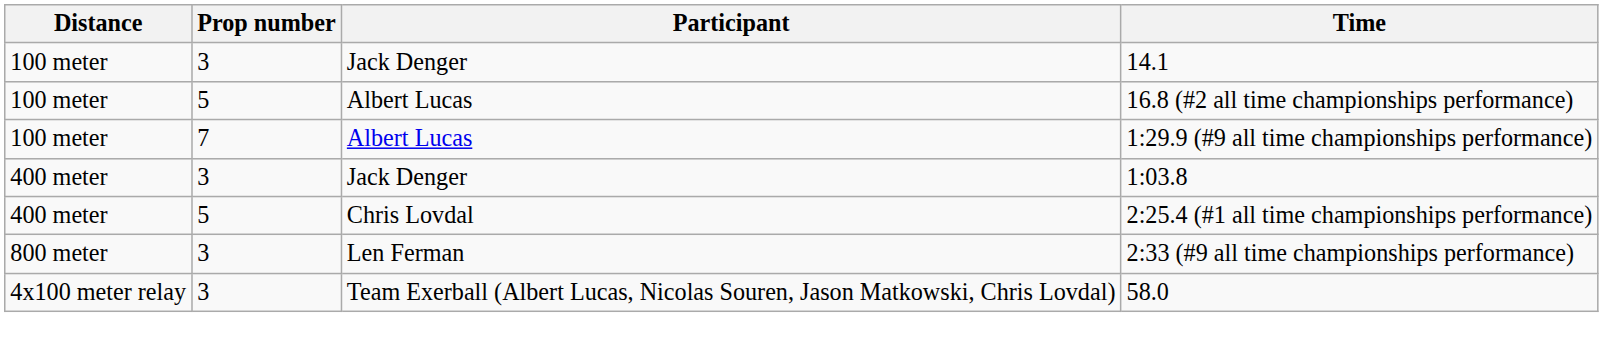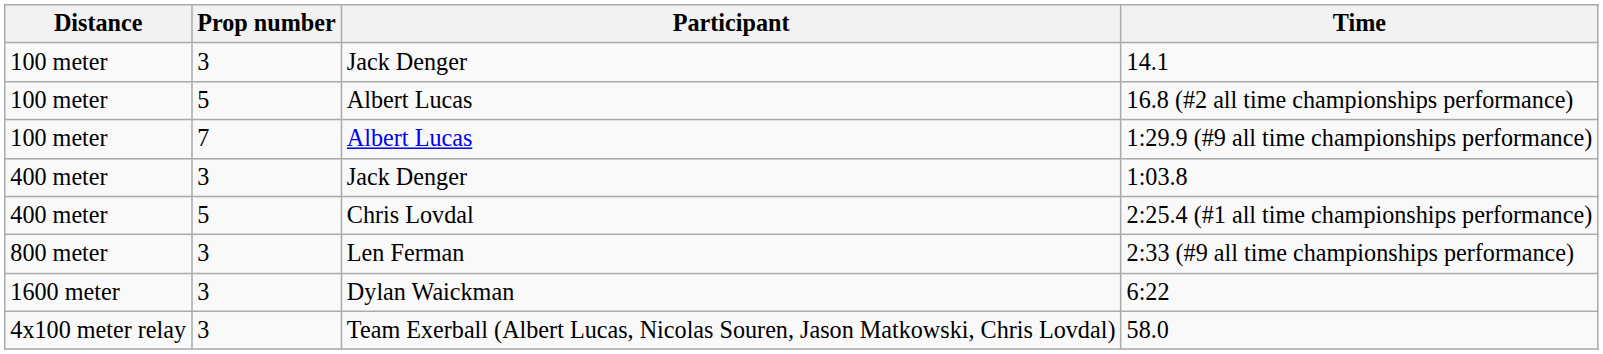+ row: (1148, 291)
